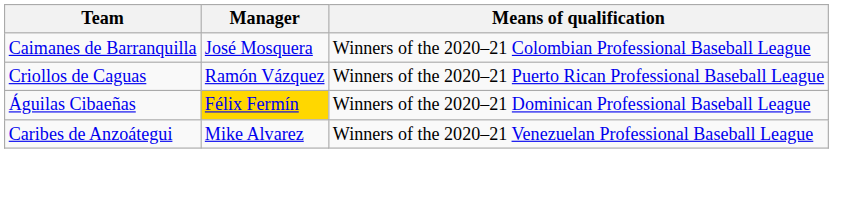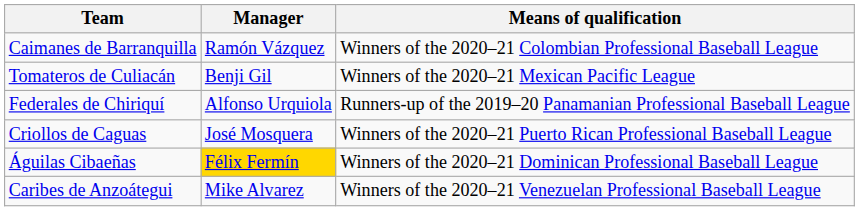(259, 47) José Mosquera -> (265, 47) Ramón Vázquez
+ row: (92, 76)
+ row: (87, 104)
(265, 76) Ramón Vázquez -> (259, 133) José Mosquera
